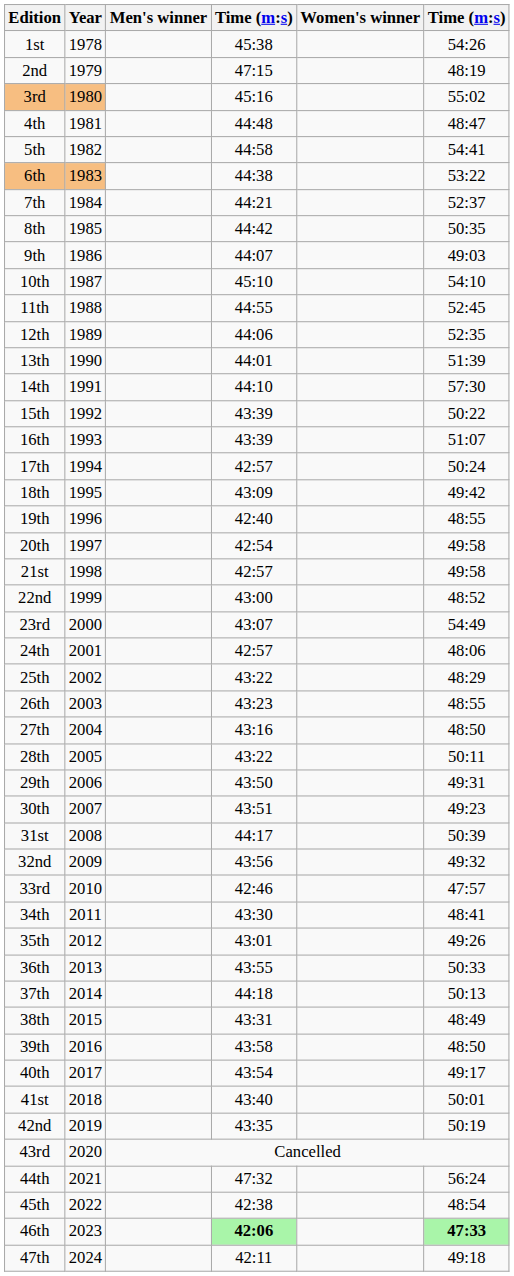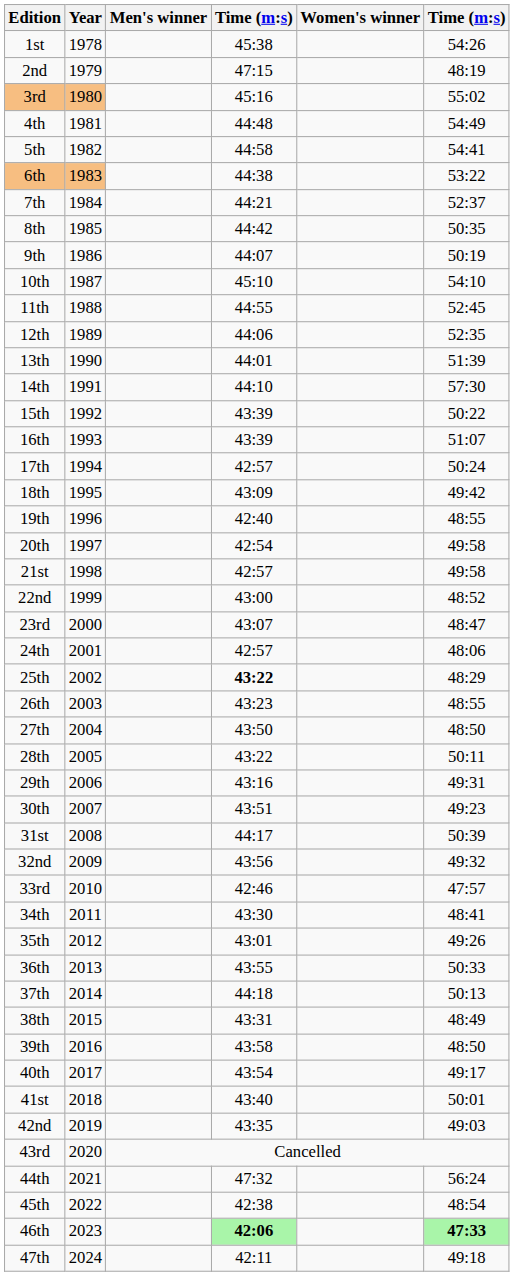(467, 123) 48:47 -> (467, 123) 54:49
(467, 255) 49:03 -> (467, 255) 50:19
(467, 624) 54:49 -> (467, 624) 48:47
(254, 677) normal -> (254, 677) bold
(254, 730) 43:16 -> (254, 730) 43:50
(254, 783) 43:50 -> (254, 783) 43:16
(467, 1126) 50:19 -> (467, 1126) 49:03
